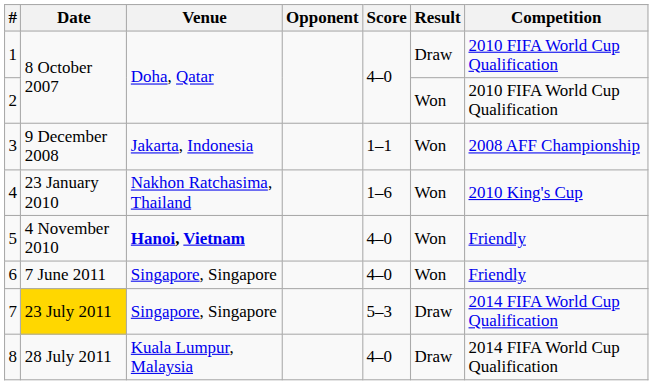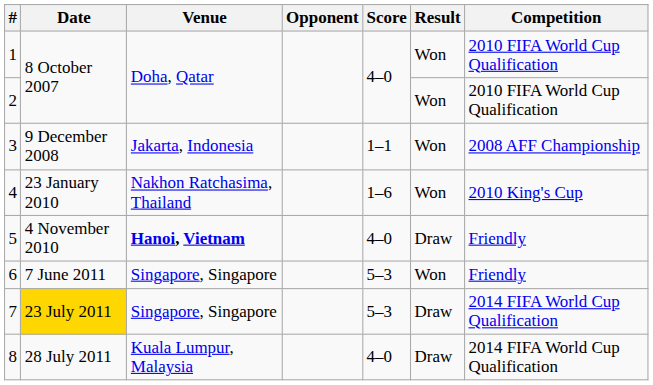(433, 54) Draw -> (430, 54) Won
(430, 238) Won -> (433, 238) Draw
(379, 274) 4–0 -> (379, 274) 5–3
